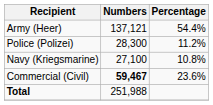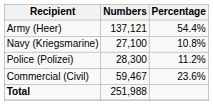rows swapped: (53, 60) <-> (40, 44)
(131, 76) bold -> (131, 76) normal
